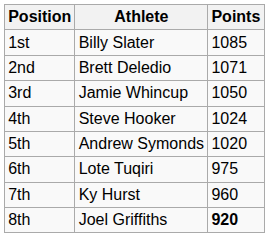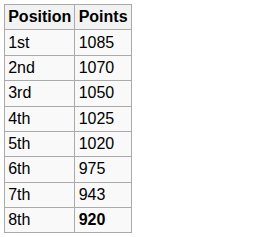- column: (141, 17)
(229, 67) 1071 -> (96, 67) 1070
(229, 118) 1024 -> (96, 118) 1025
(225, 194) 960 -> (92, 194) 943
